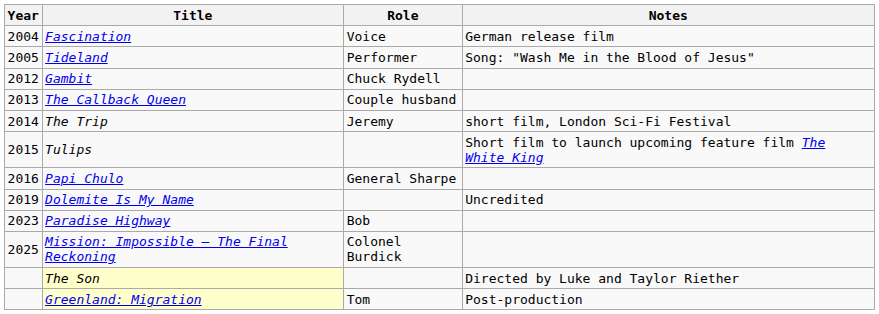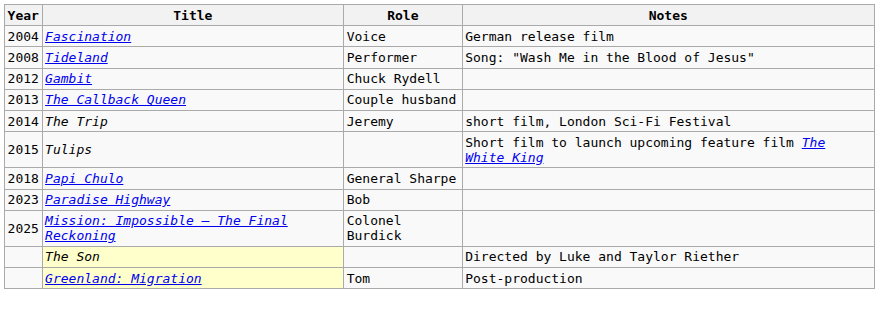(23, 57) 2005 -> (23, 57) 2008
(23, 178) 2016 -> (23, 178) 2018
- row: (119, 200)
